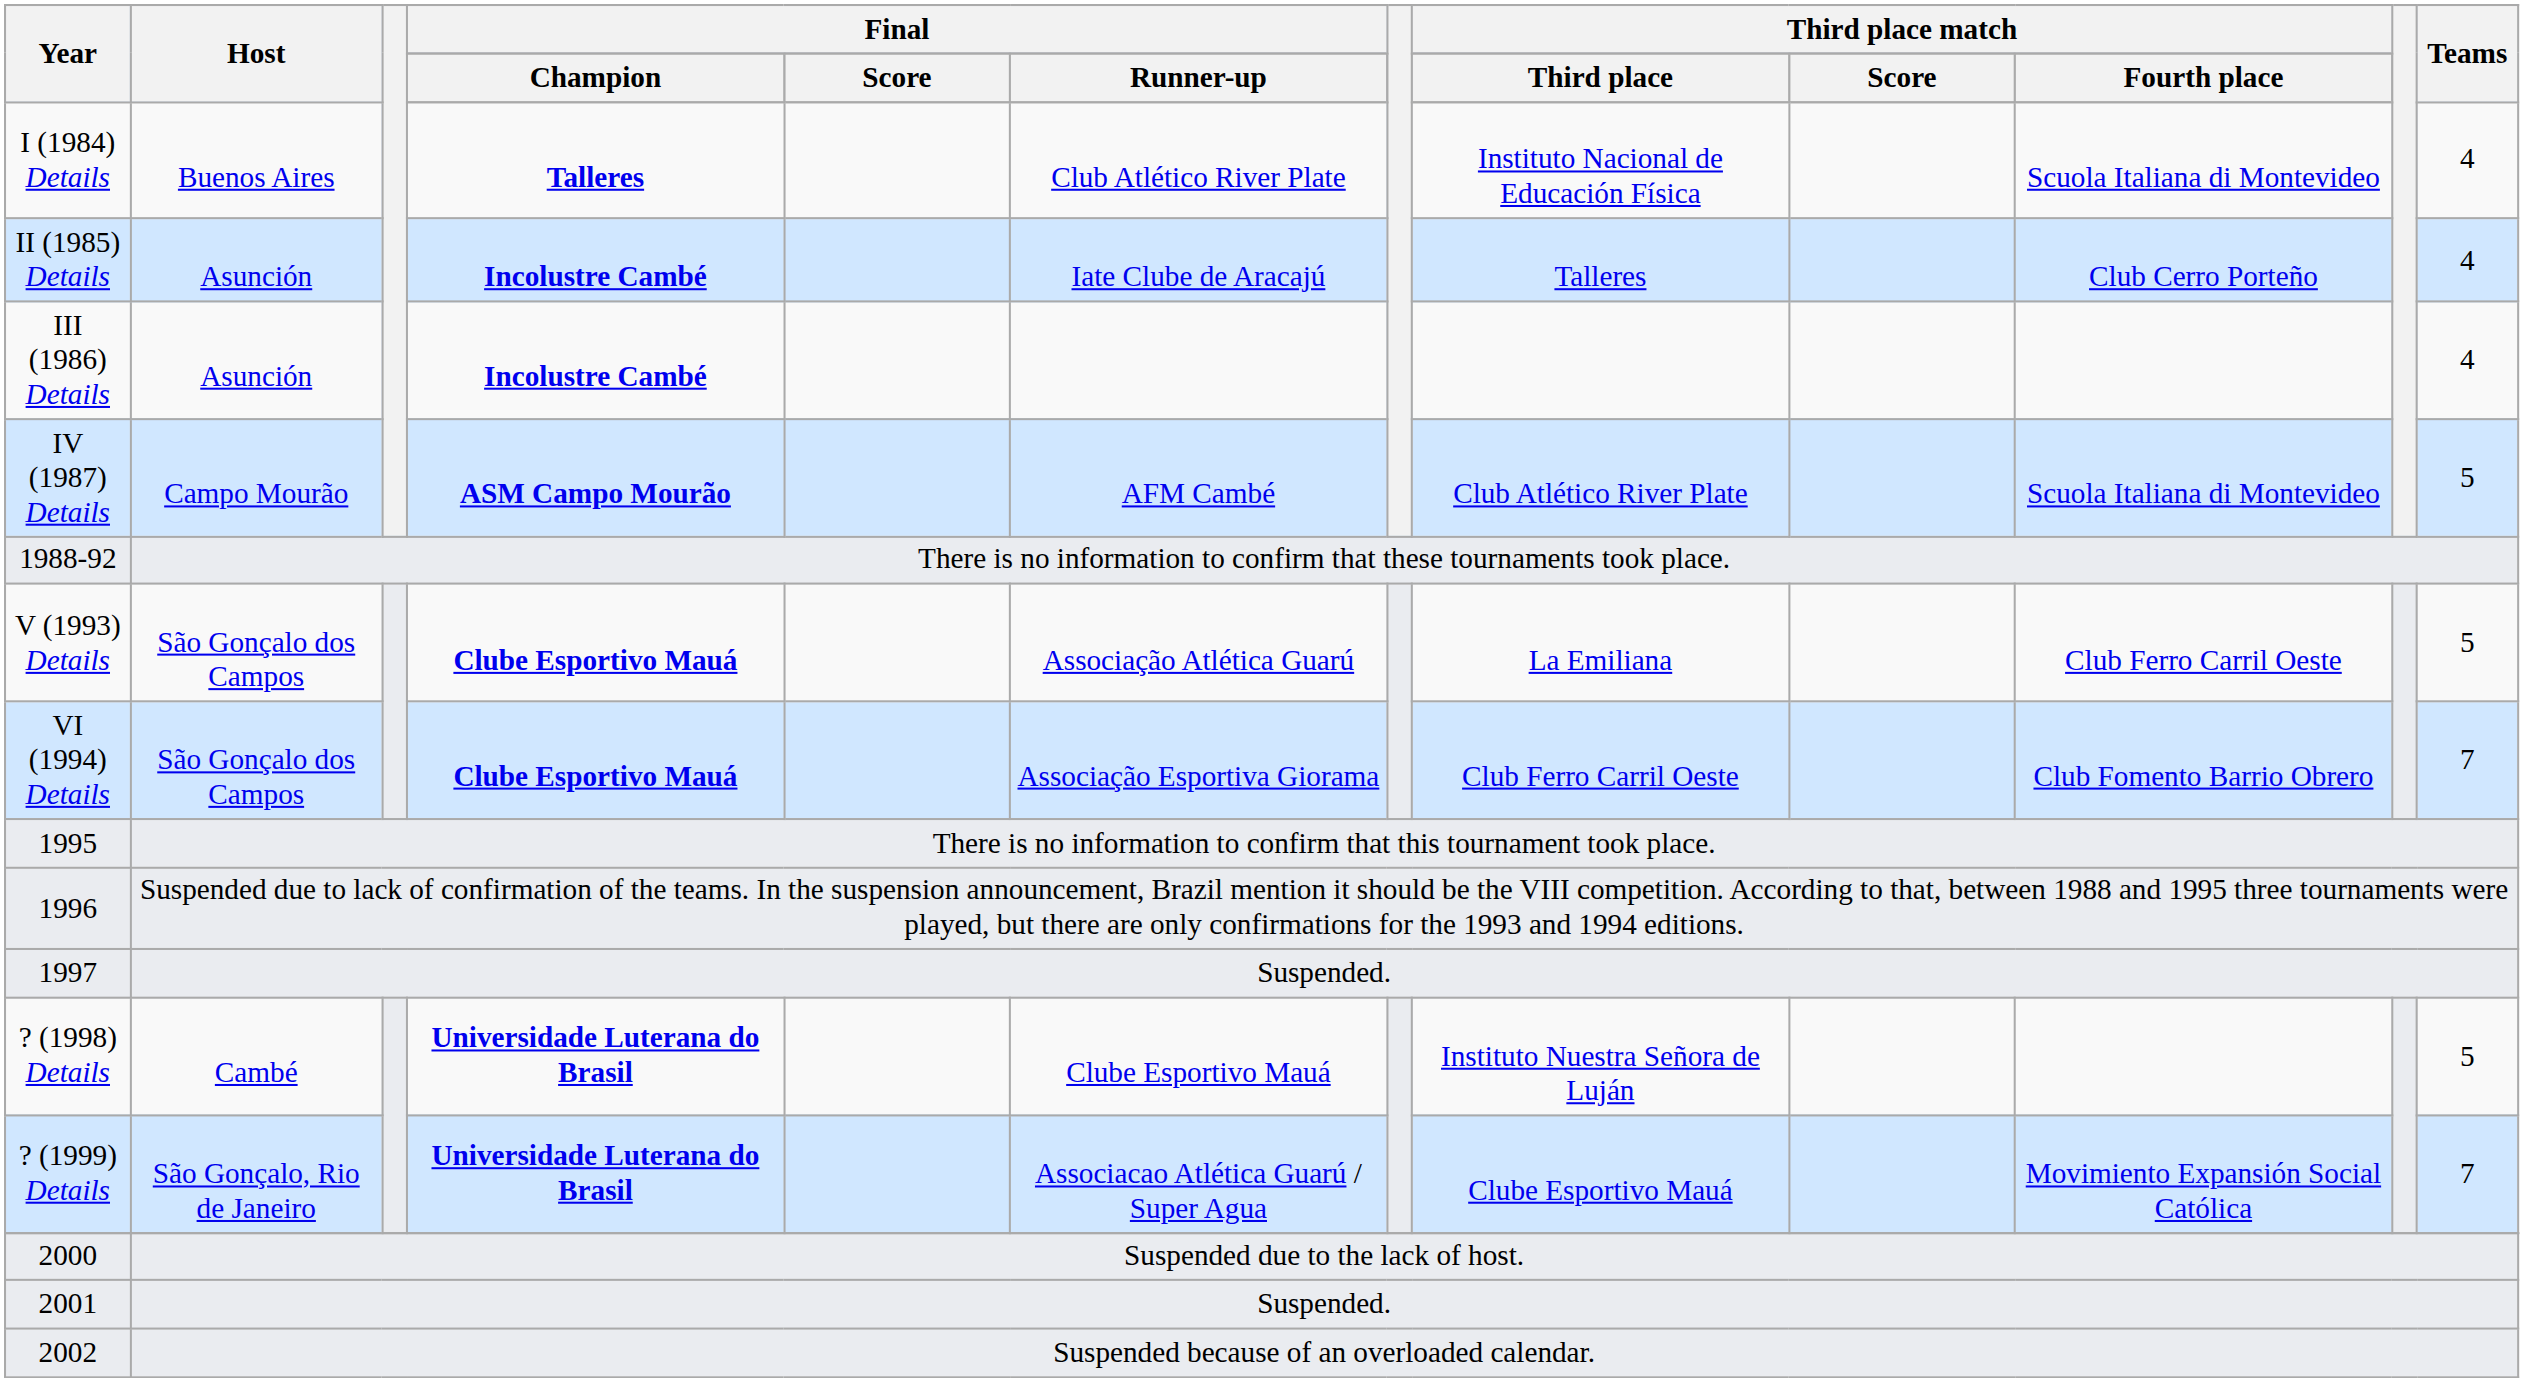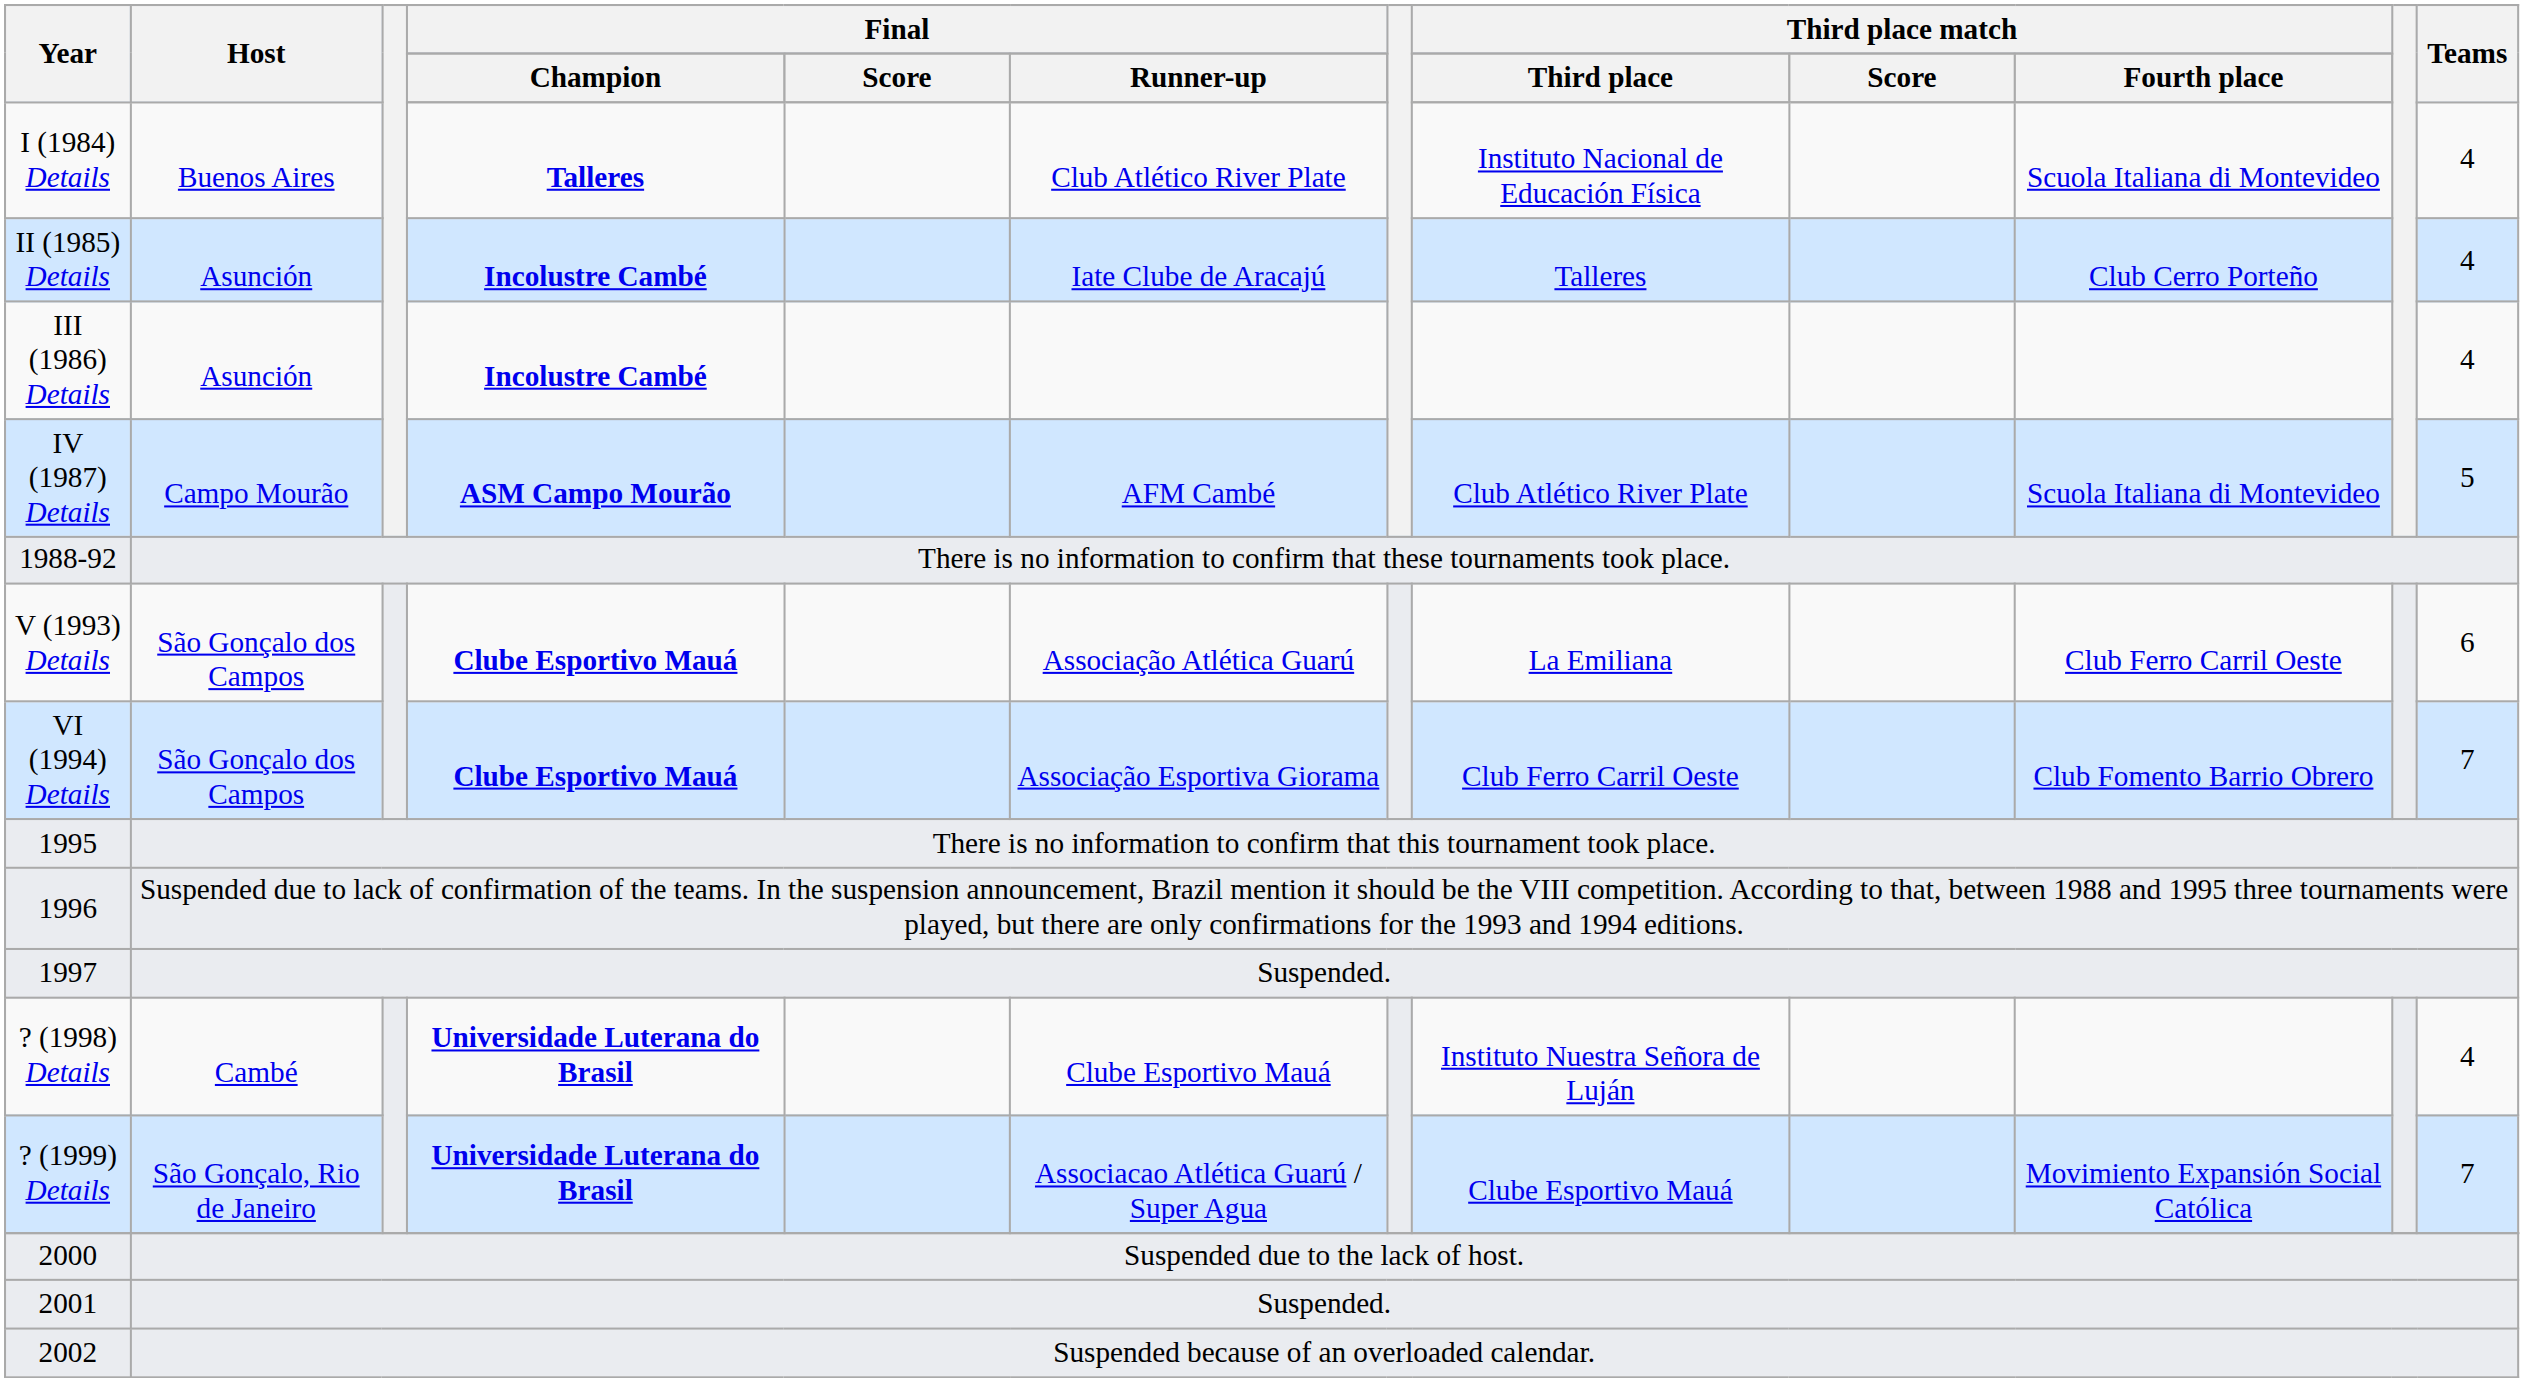(2467, 642) 5 -> (2467, 642) 6
(2467, 1056) 5 -> (2467, 1056) 4
